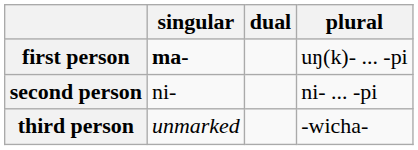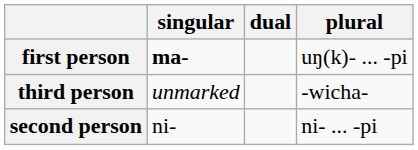rows swapped: (76, 91) <-> (76, 126)
